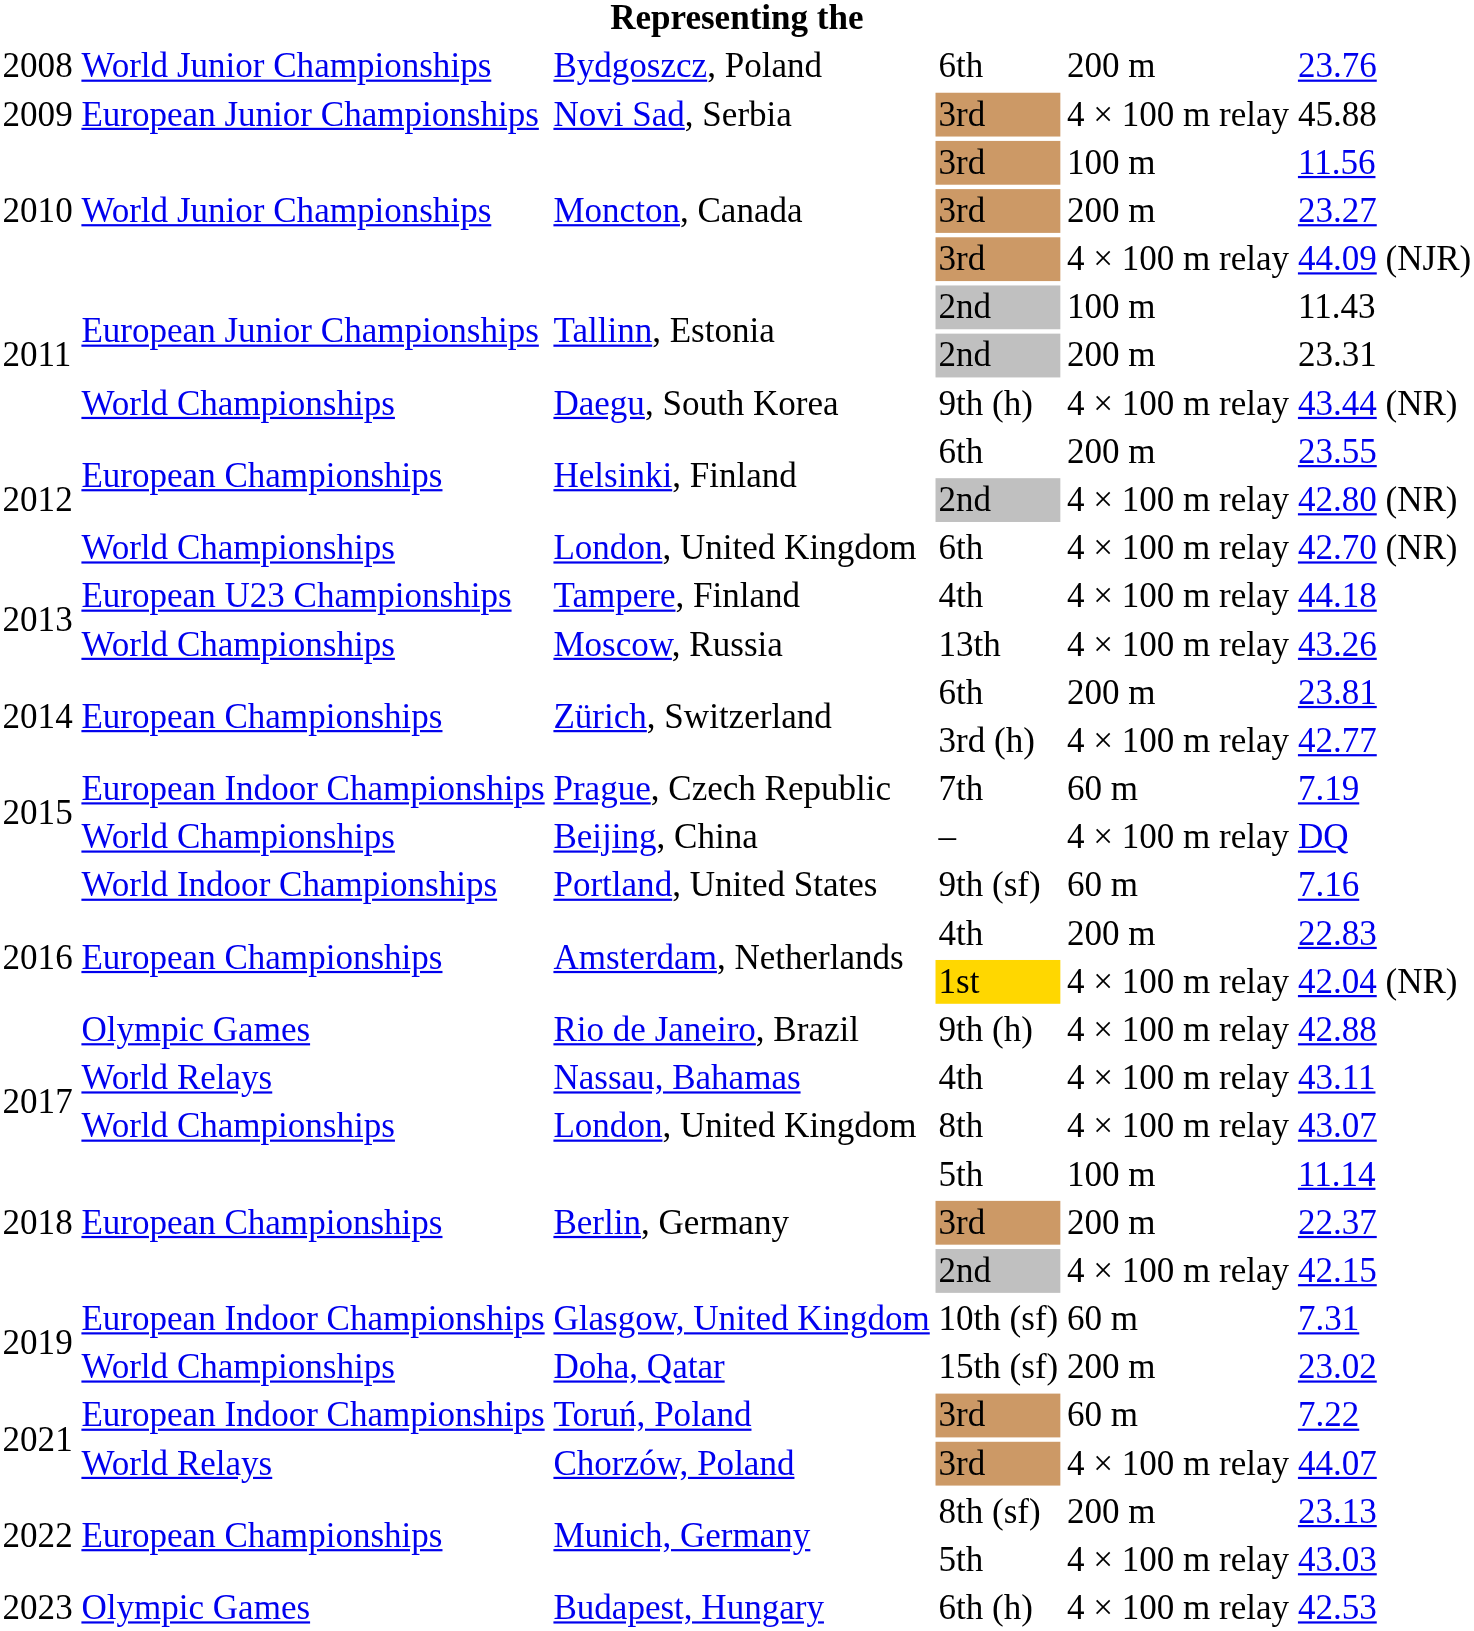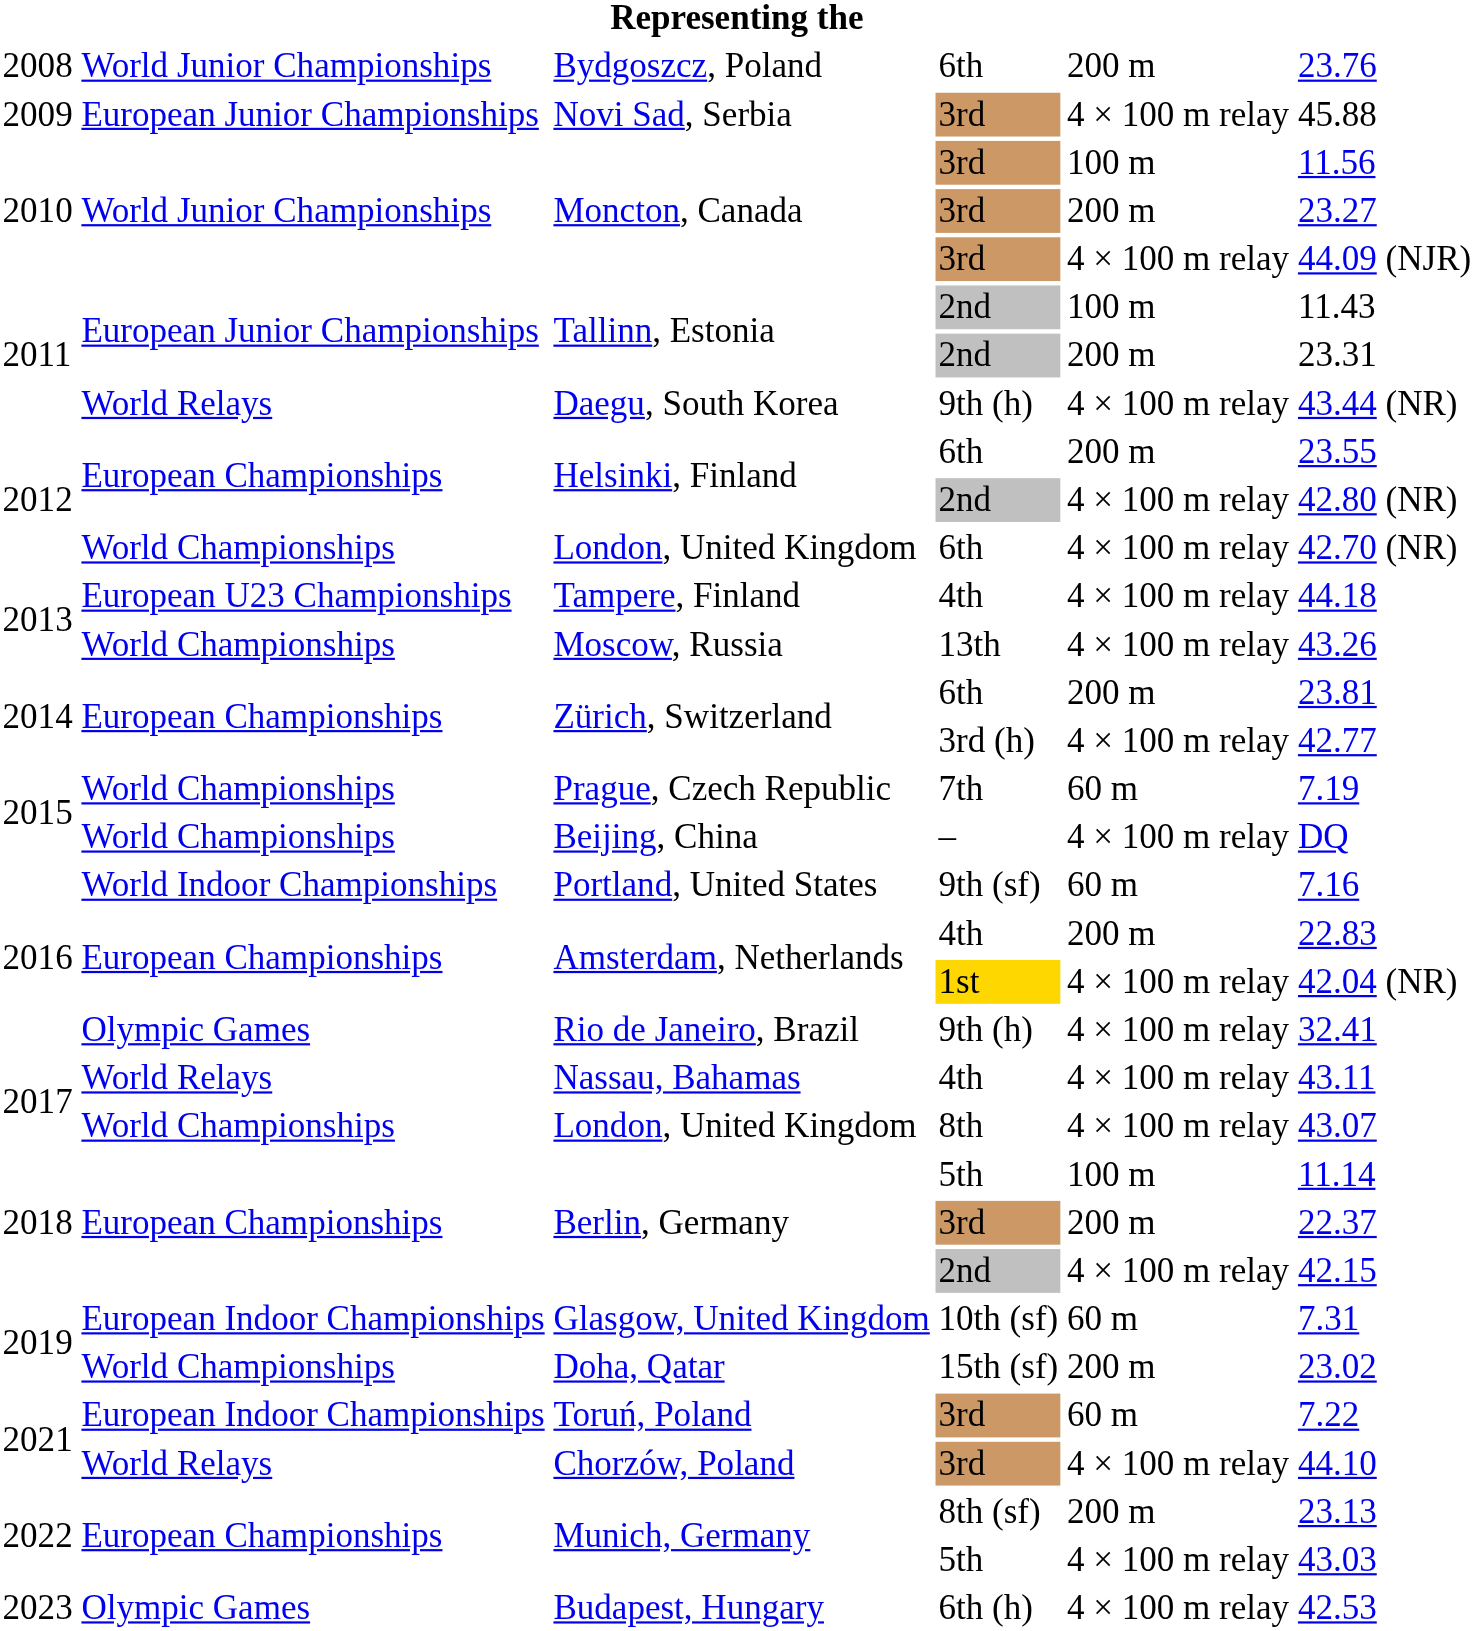(238, 403) World Championships -> (177, 403) World Relays
(313, 788) European Indoor Championships -> (238, 788) World Championships
(1337, 1029) 42.88 -> (1337, 1029) 32.41
(1337, 1463) 44.07 -> (1337, 1463) 44.10
